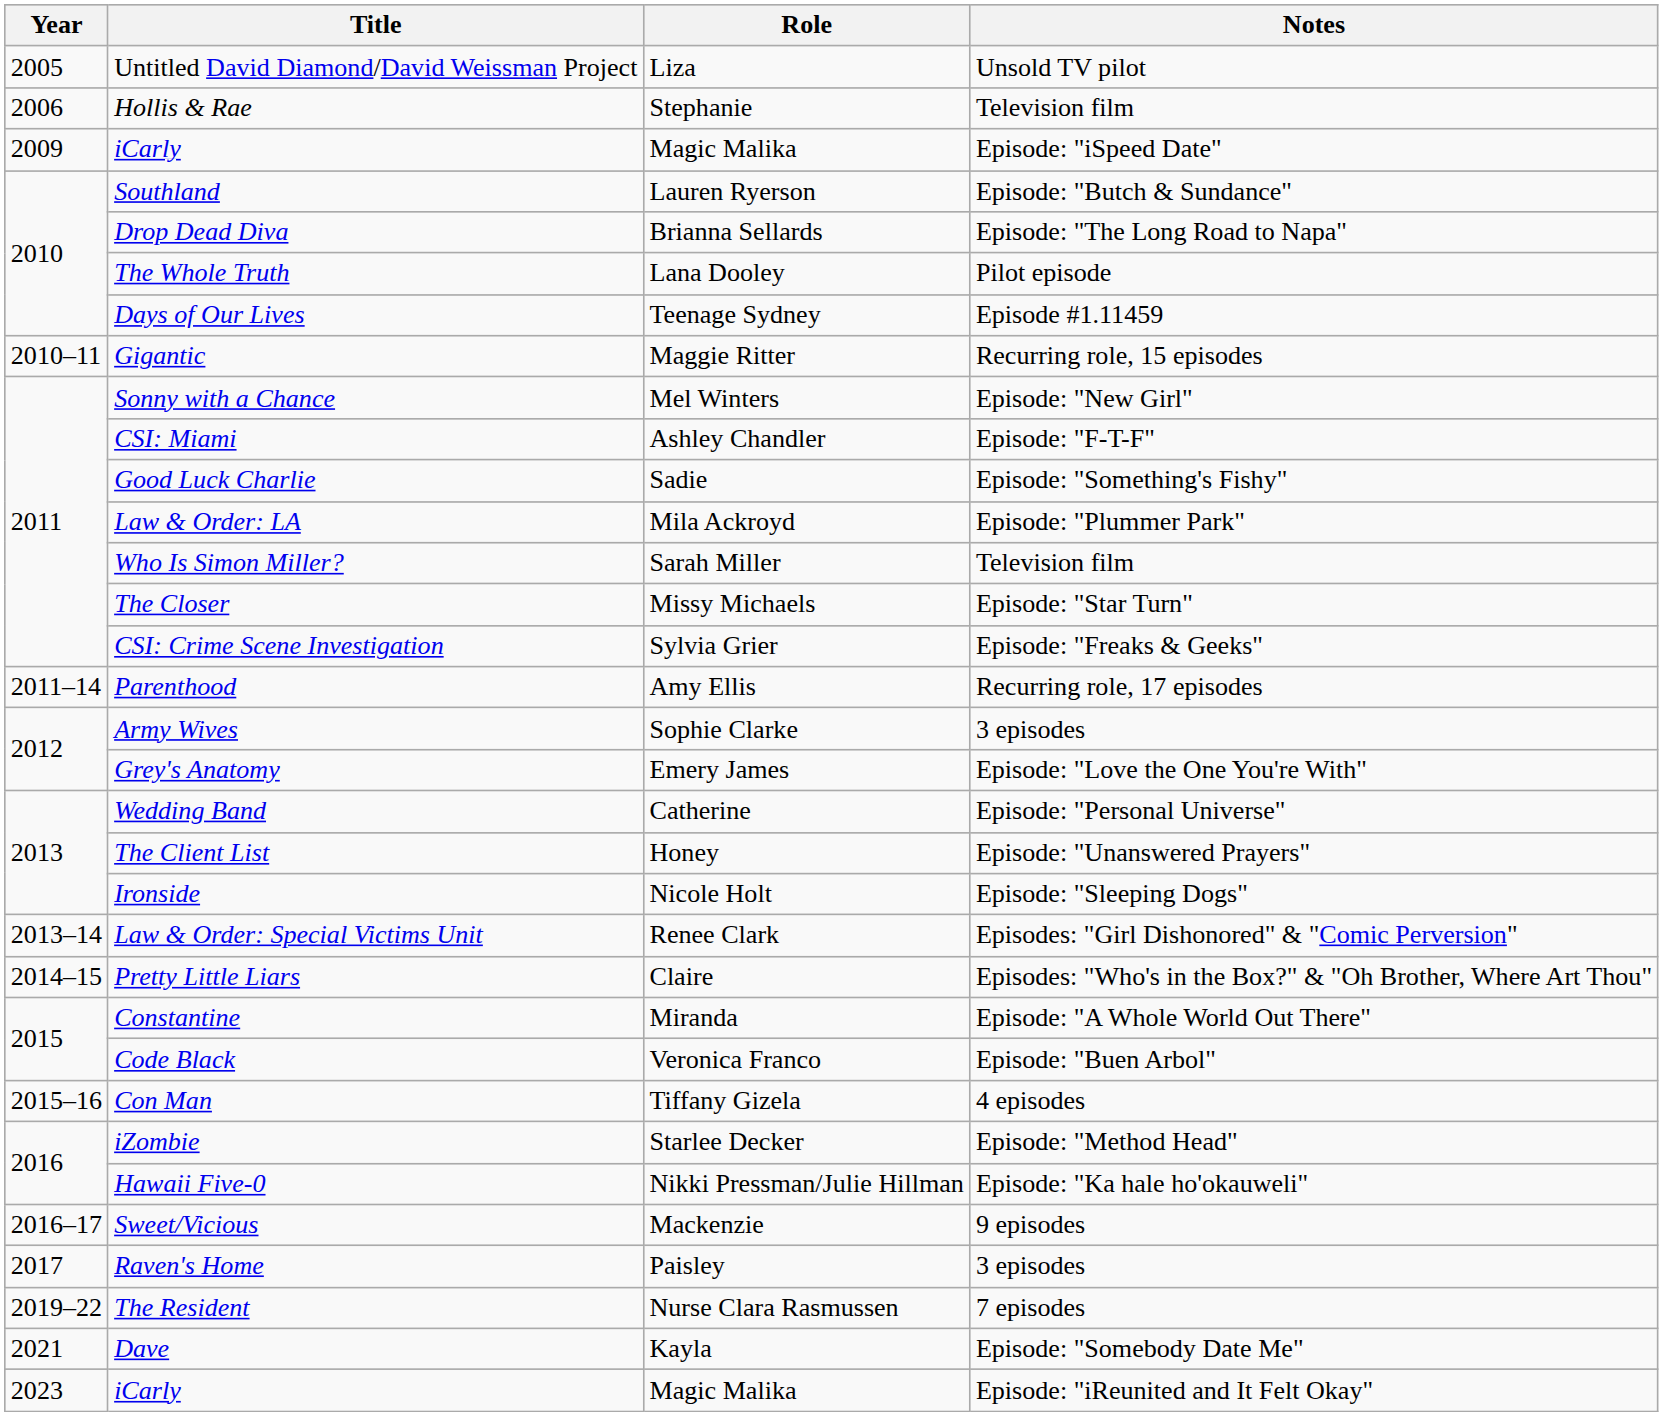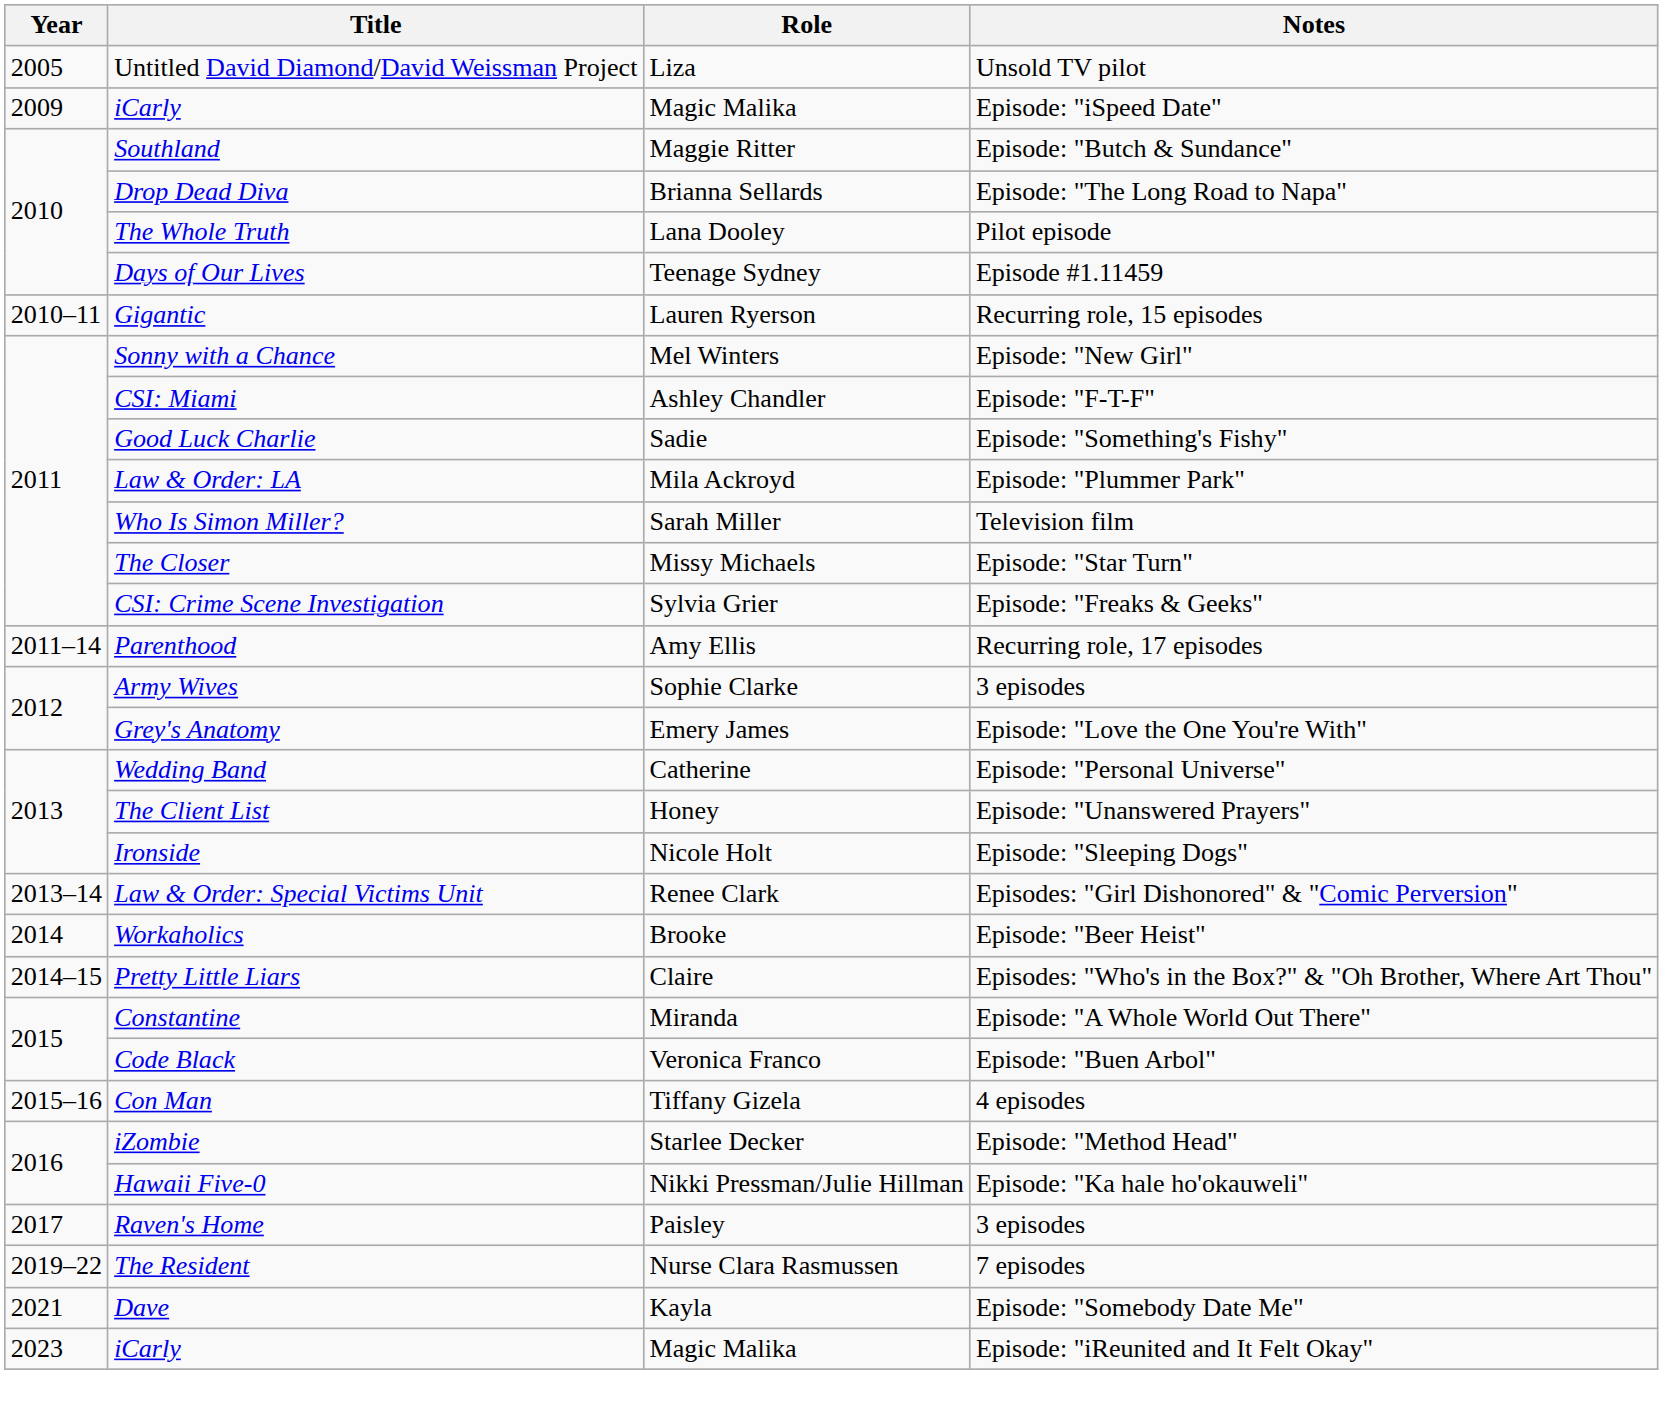- row: (183, 107)
(733, 190) Lauren Ryerson -> (722, 149) Maggie Ritter
(722, 356) Maggie Ritter -> (733, 314) Lauren Ryerson
+ row: (179, 935)
- row: (186, 1224)
